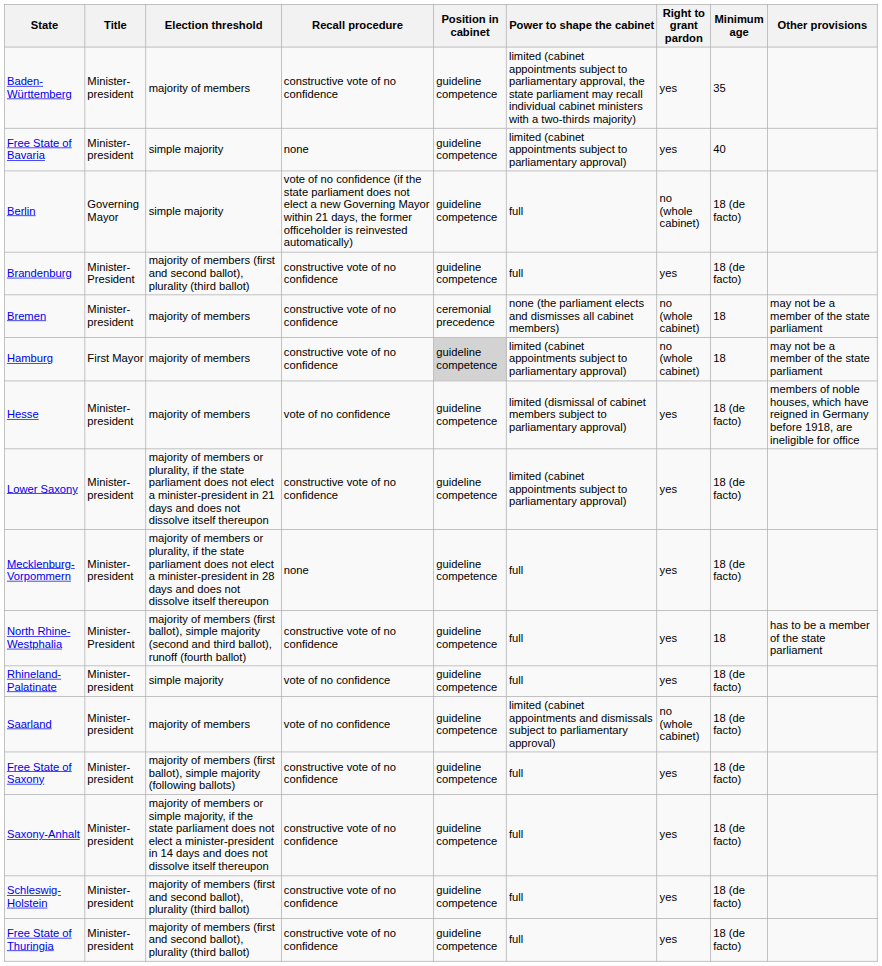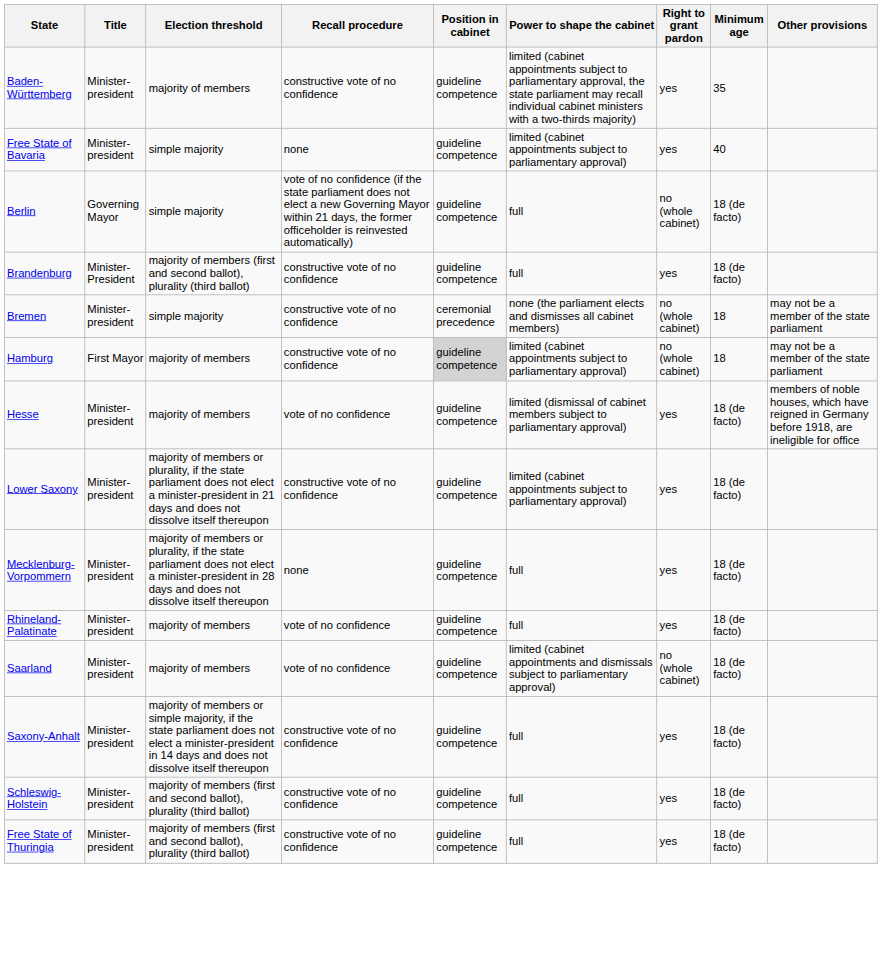(199, 316) majority of members -> (186, 316) simple majority
- row: (39, 638)
(186, 681) simple majority -> (199, 625) majority of members
- row: (39, 773)
